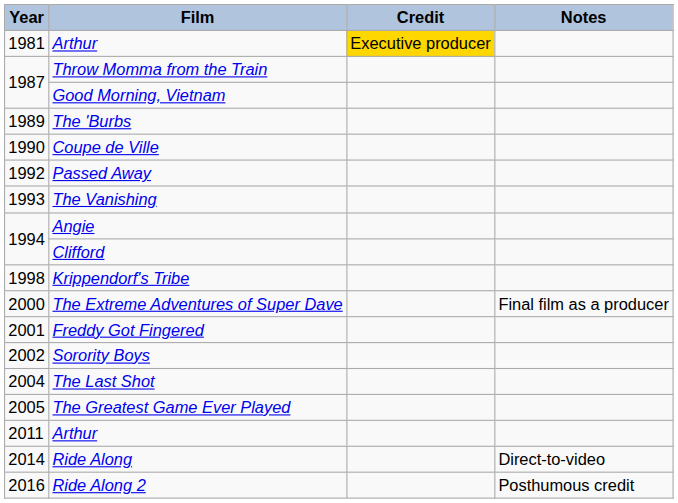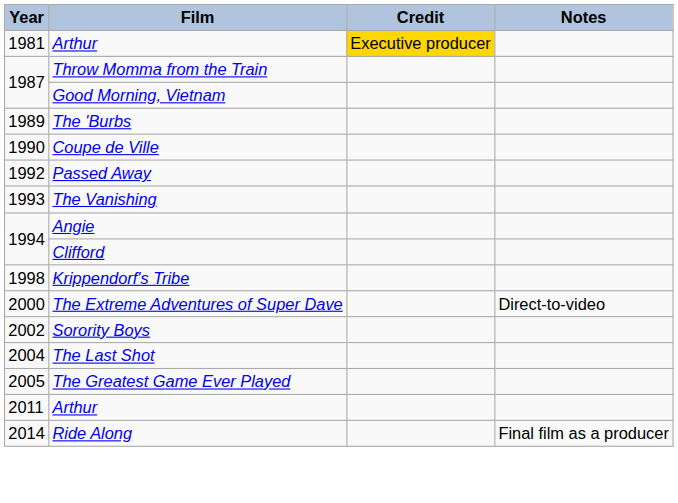(584, 304) Final film as a producer -> (552, 304) Direct-to-video
- row: (27, 330)
(552, 460) Direct-to-video -> (584, 434) Final film as a producer
- row: (27, 485)
